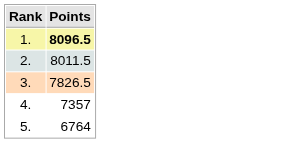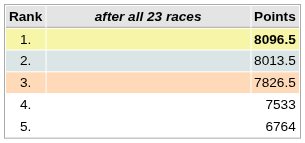+ column: (148, 16)
(70, 61) 8011.5 -> (275, 61) 8013.5
(76, 104) 7357 -> (281, 104) 7533
